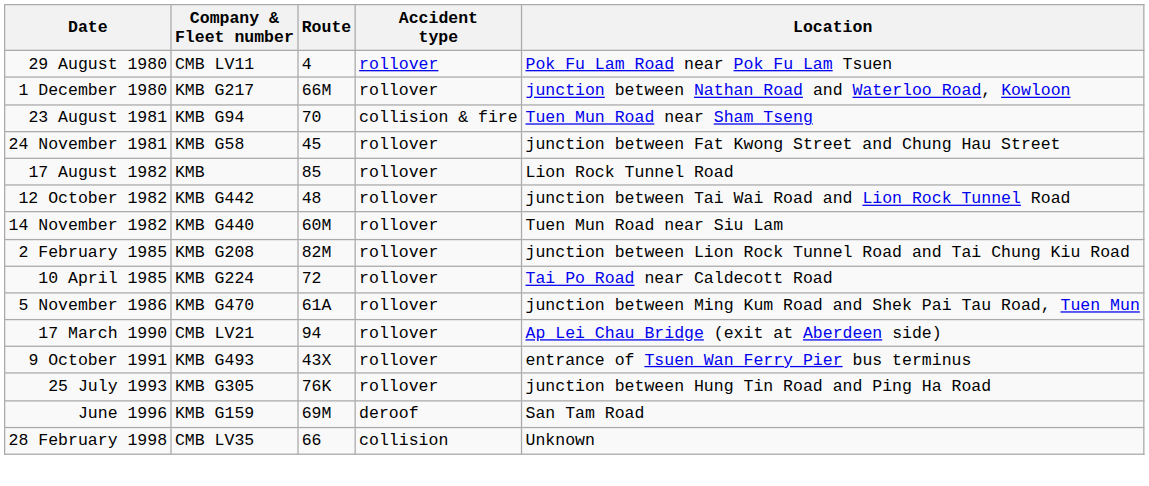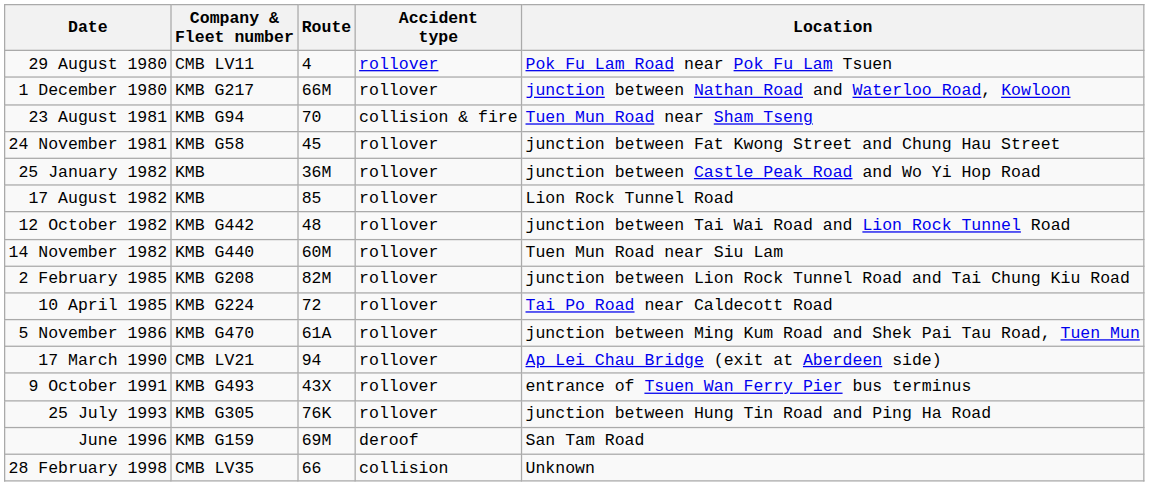+ row: (93, 172)
